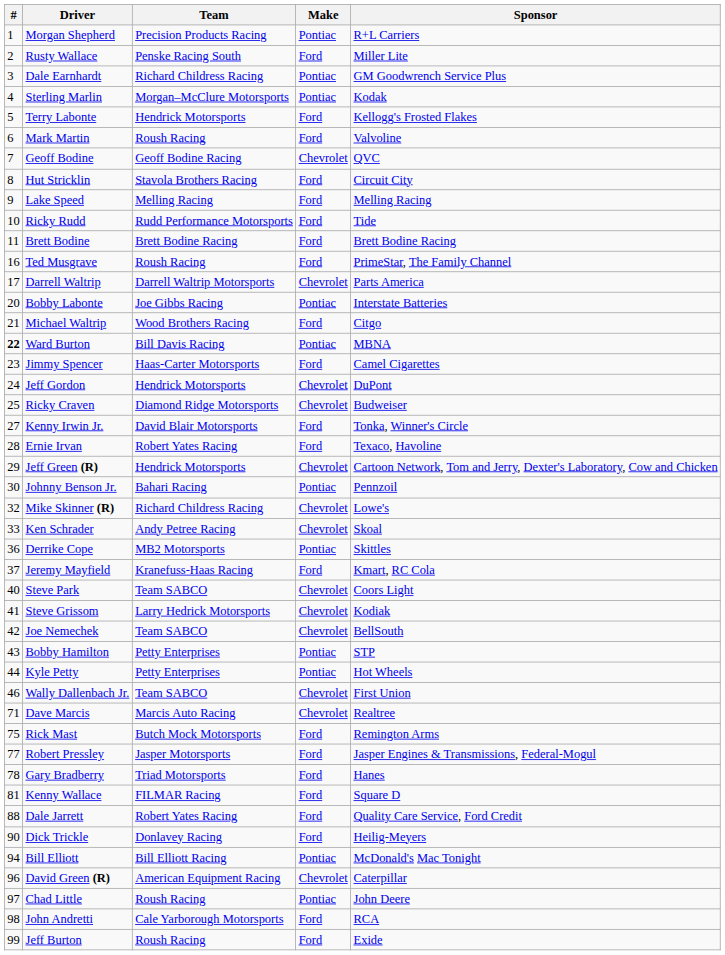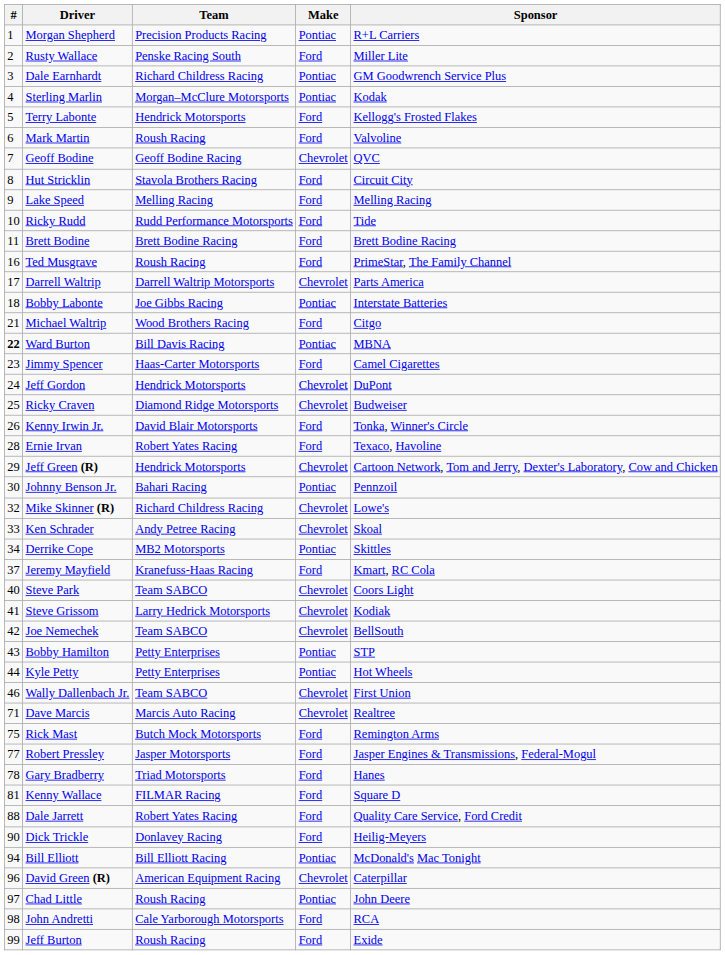(14, 302) 20 -> (14, 302) 18
(14, 425) 27 -> (14, 425) 26
(14, 549) 36 -> (14, 549) 34
